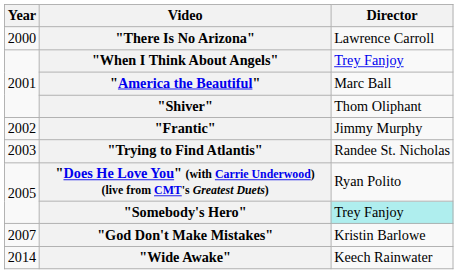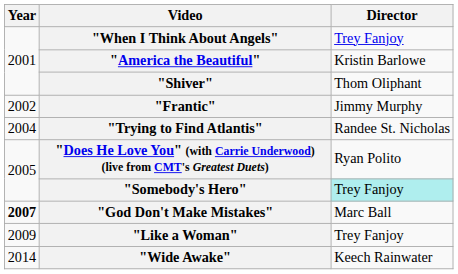- row: (185, 38)
(363, 83) Marc Ball -> (380, 60) Kristin Barlowe
(22, 151) 2003 -> (22, 128) 2004
(22, 235) normal -> (22, 212) bold
(380, 235) Kristin Barlowe -> (363, 212) Marc Ball
+ row: (185, 235)
